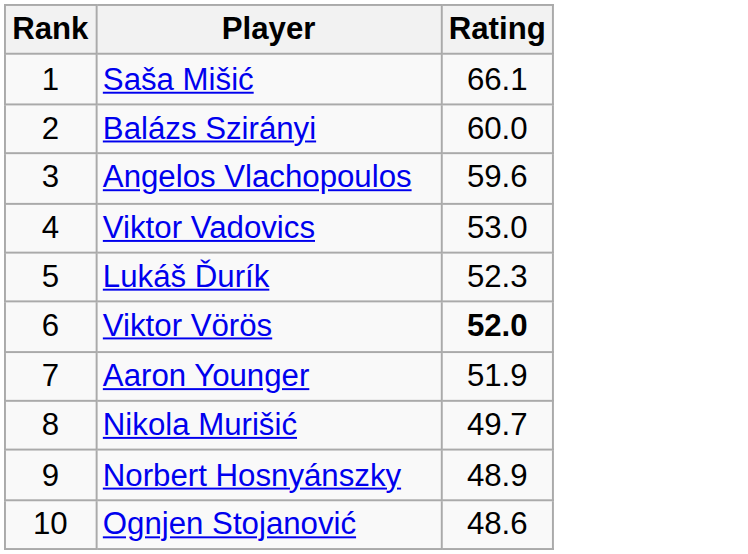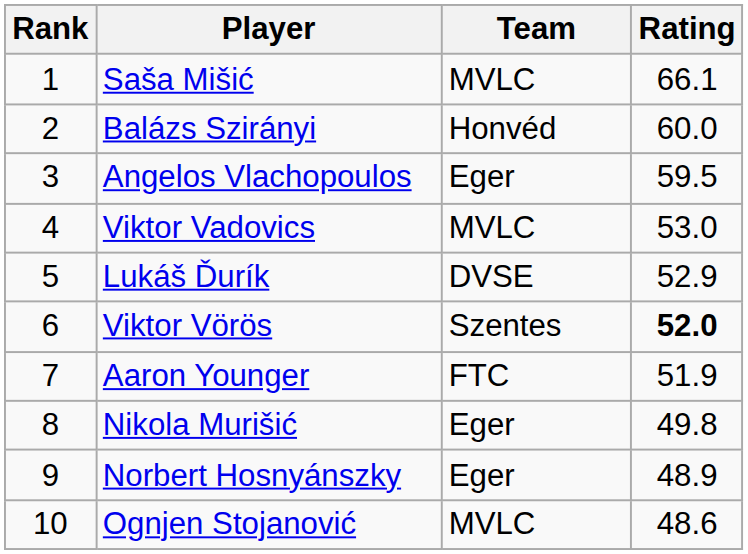+ column: (536, 29)
(497, 177) 59.6 -> (687, 177) 59.5
(497, 276) 52.3 -> (687, 276) 52.9
(497, 425) 49.7 -> (687, 425) 49.8
